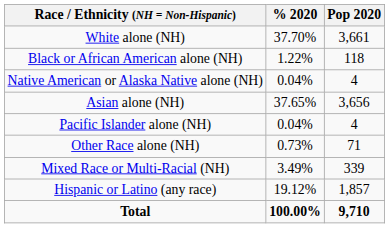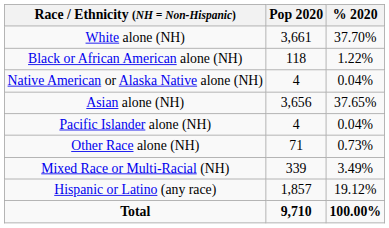columns swapped: (354, 15) <-> (295, 15)
